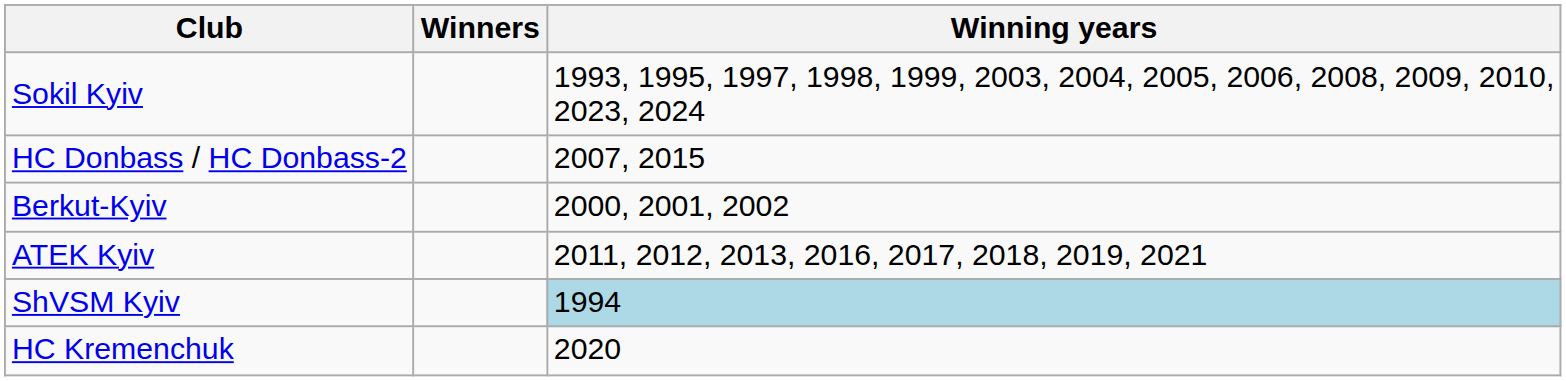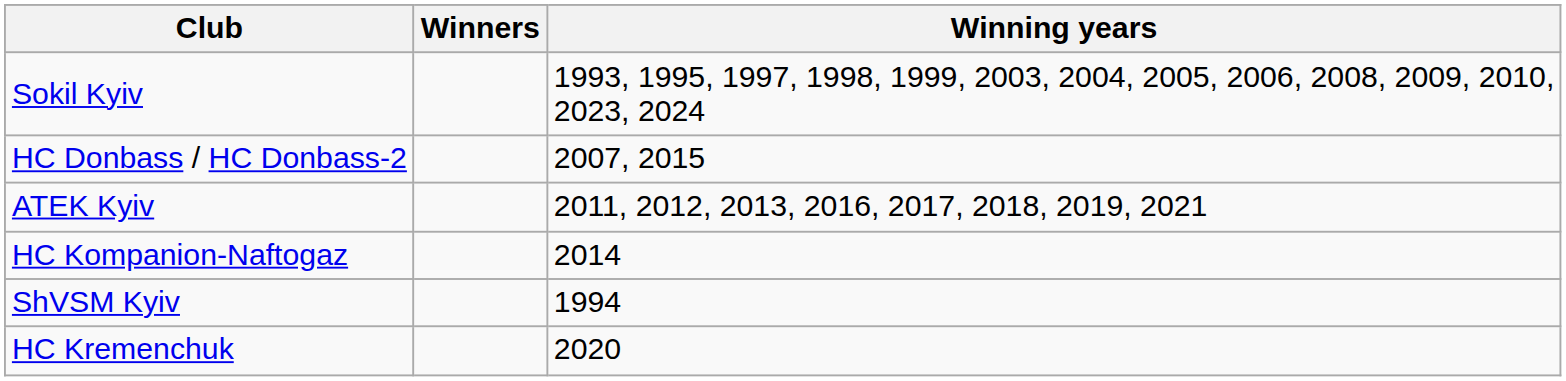- row: (89, 206)
+ row: (180, 254)
(587, 302) lightblue background -> (587, 302) no background
